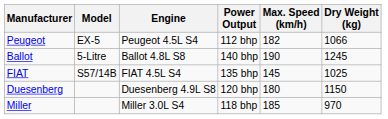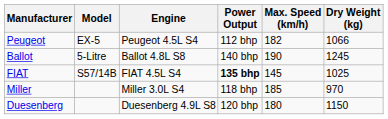(239, 73) normal -> (240, 73) bold
rows swapped: (35, 90) <-> (19, 106)
